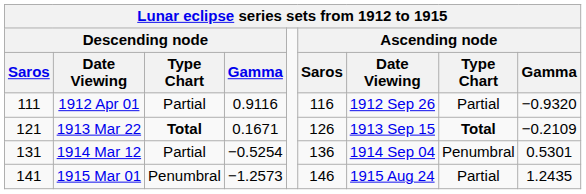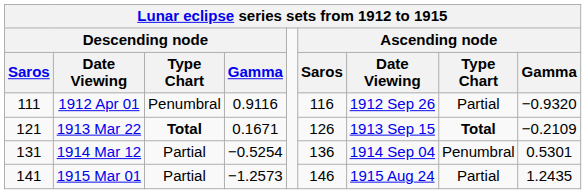(184, 104) Partial -> (184, 104) Penumbral
(184, 176) Penumbral -> (184, 176) Partial
